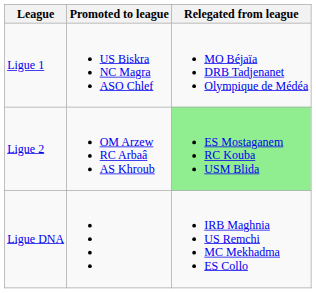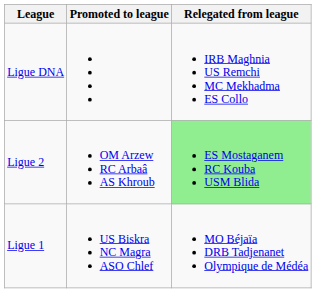rows swapped: (26, 65) <-> (36, 239)
